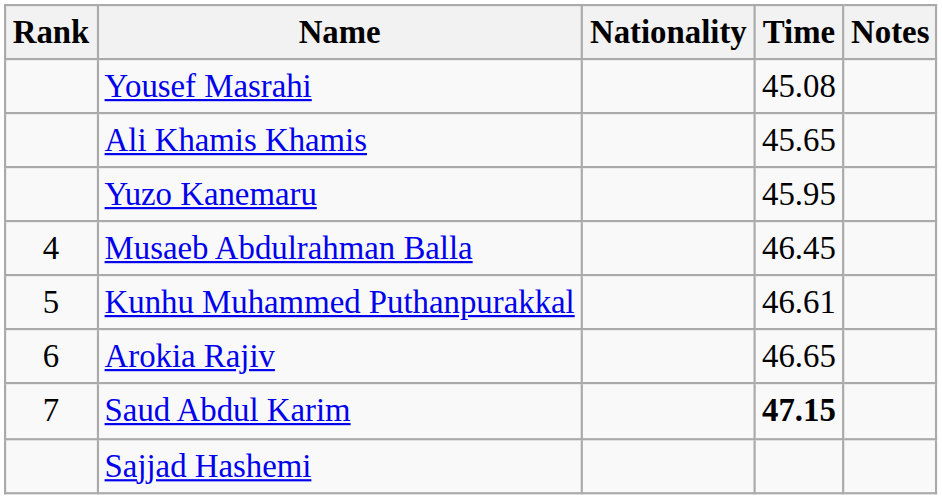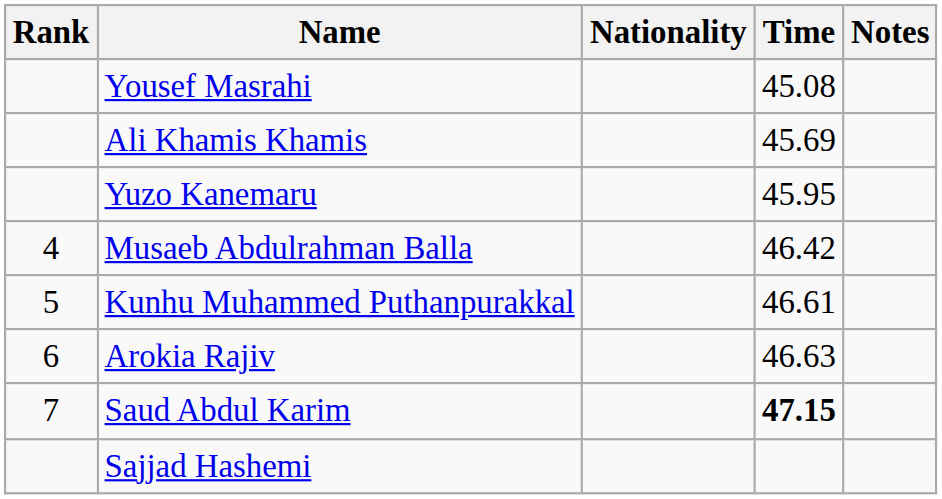(799, 140) 45.65 -> (799, 140) 45.69
(799, 248) 46.45 -> (799, 248) 46.42
(799, 356) 46.65 -> (799, 356) 46.63
